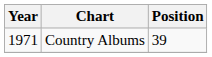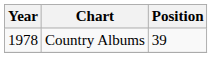(23, 40) 1971 -> (23, 40) 1978
